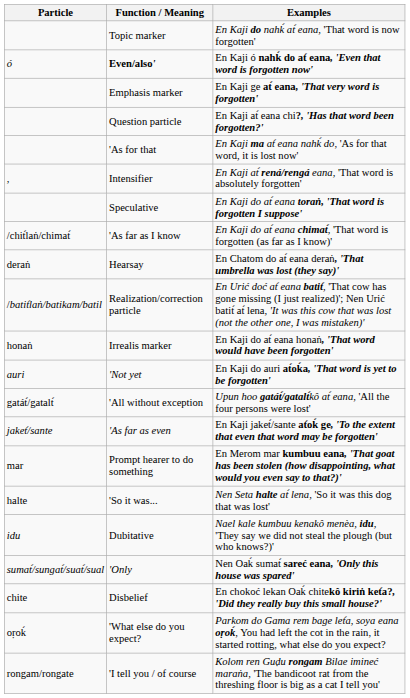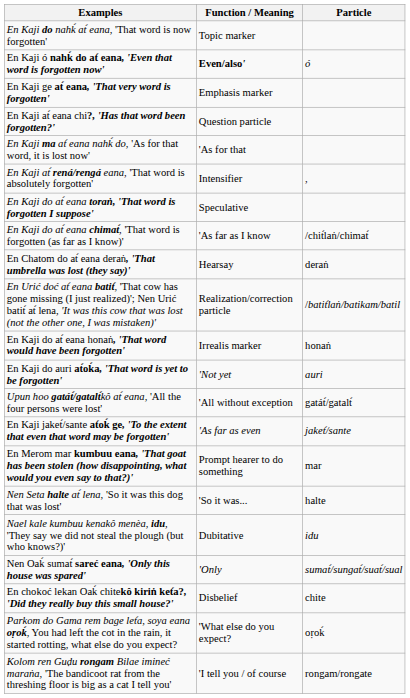columns swapped: (55, 12) <-> (309, 12)
